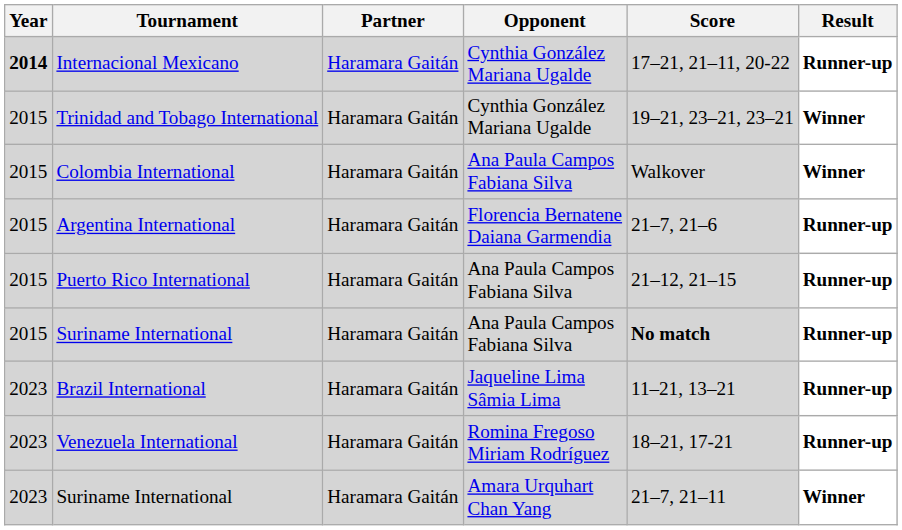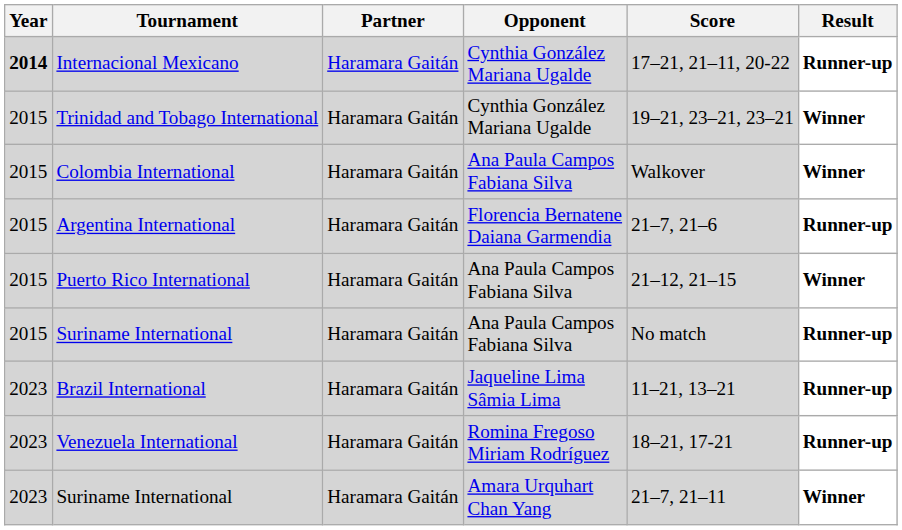(848, 280) Runner-up -> (834, 280) Winner
(671, 334) bold -> (669, 334) normal
